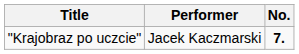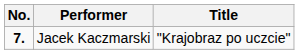columns swapped: (279, 15) <-> (75, 15)
